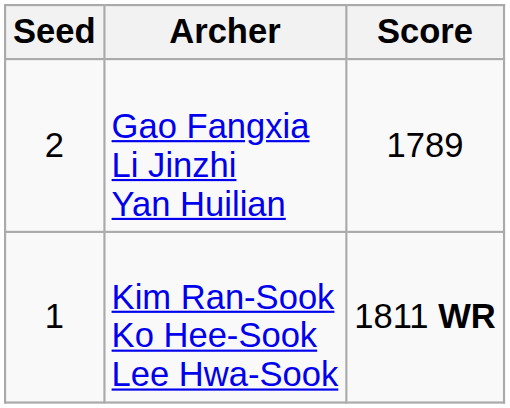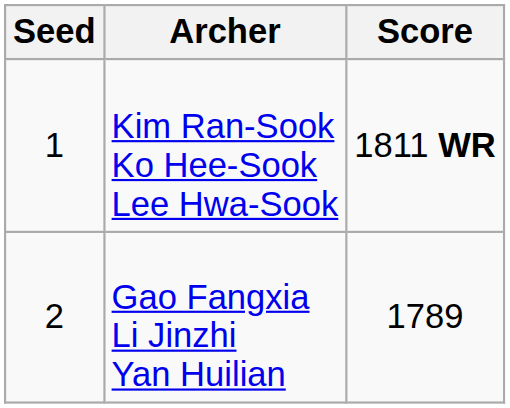rows swapped: (225, 335) <-> (211, 164)
